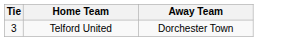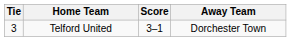+ column: (155, 12)
